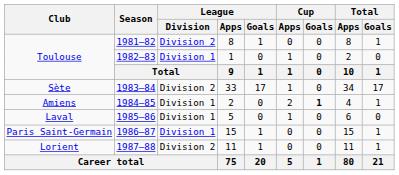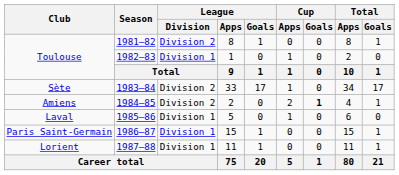(188, 102) Division 1 -> (188, 102) Division 2
(188, 147) Division 2 -> (188, 147) Division 1
